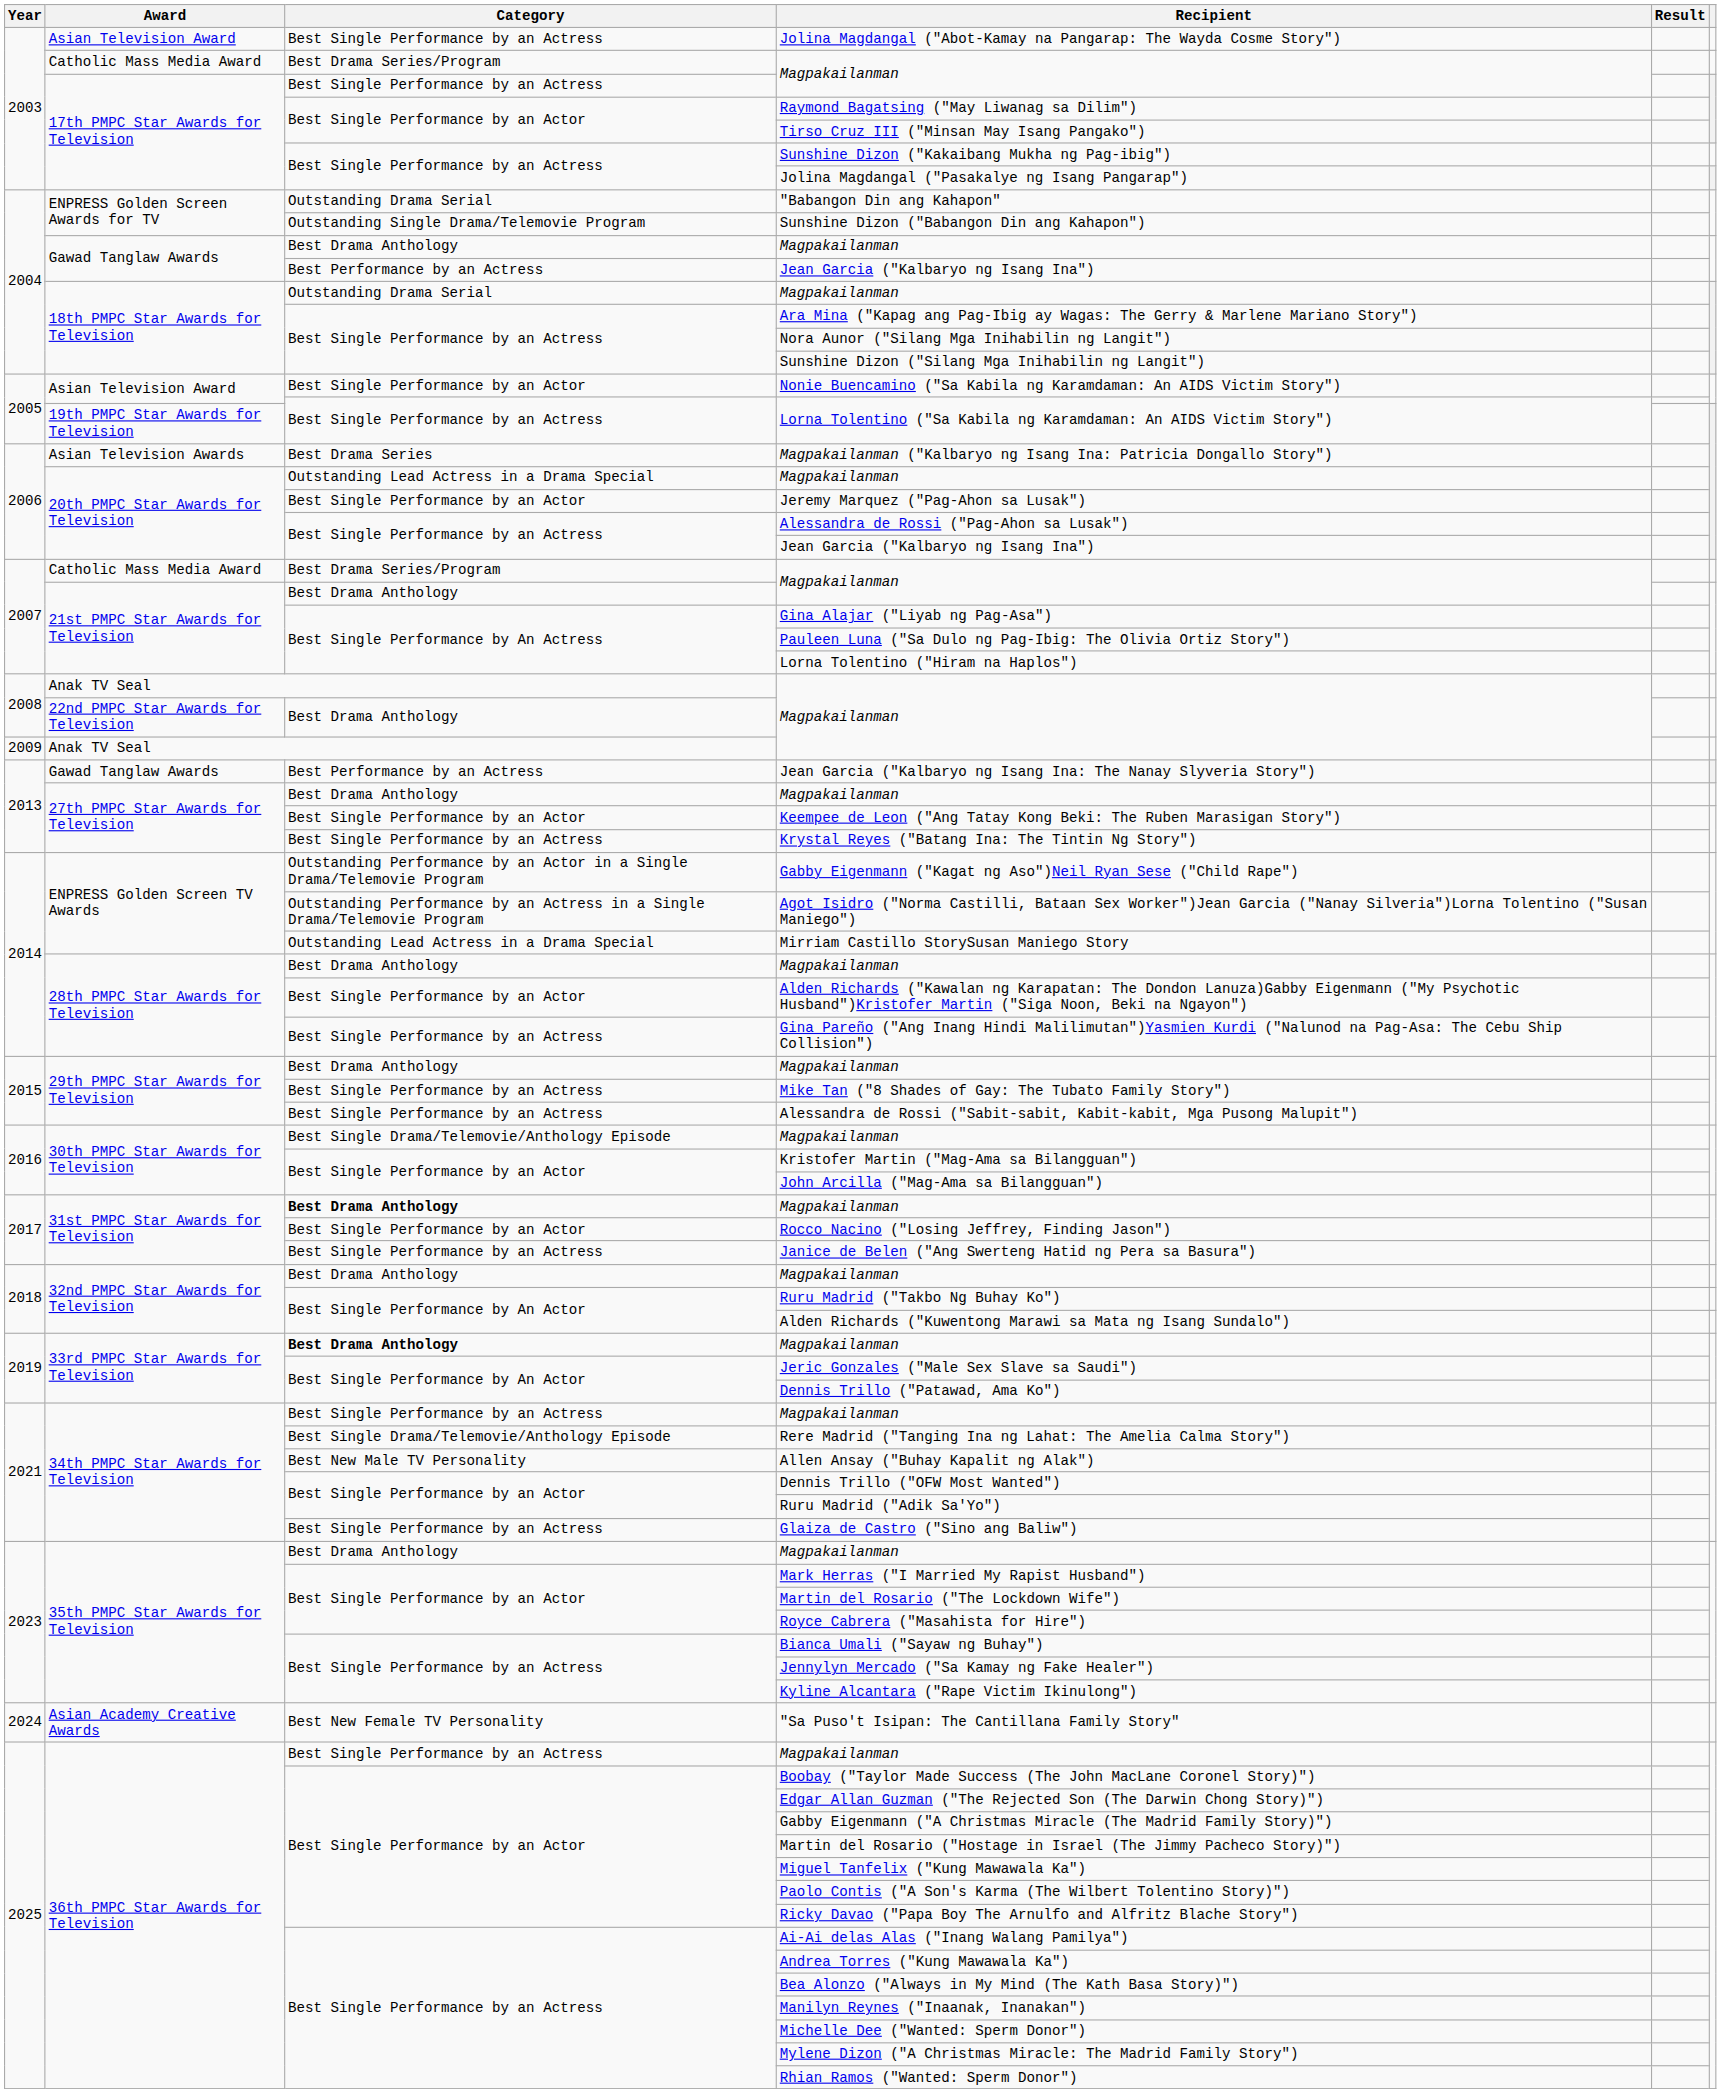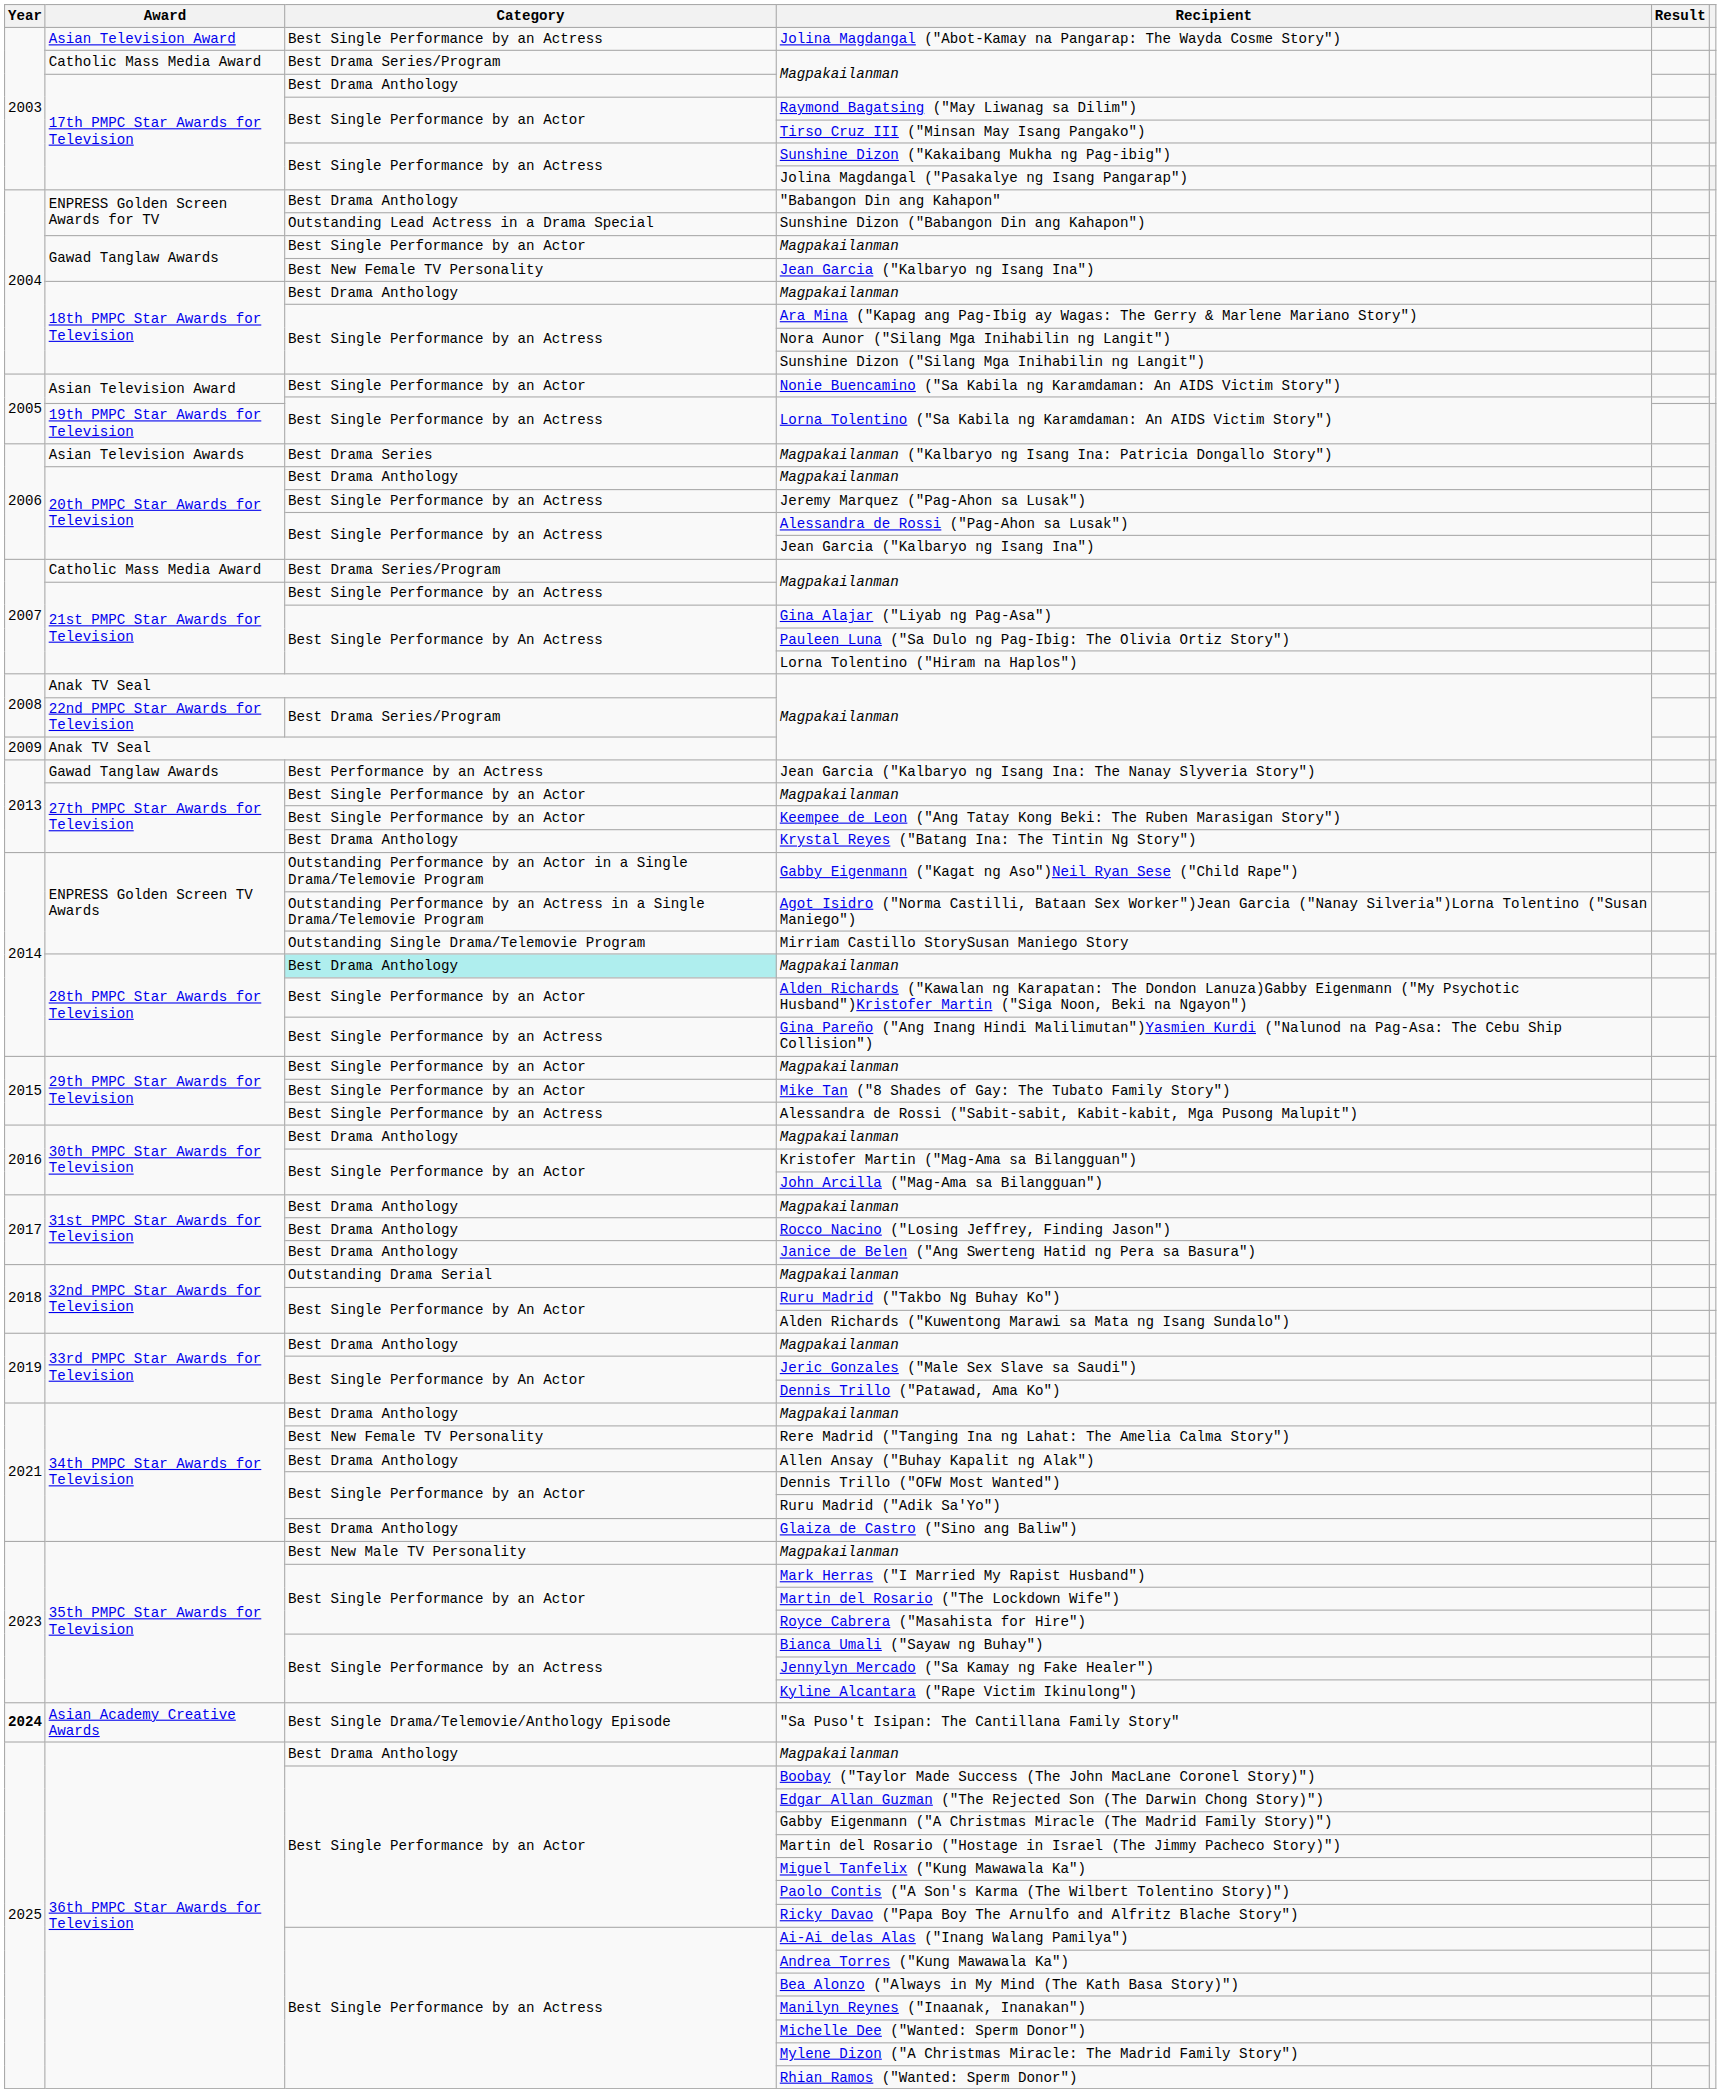(445, 85) Best Single Performance by an Actress -> (373, 85) Best Drama Anthology
(390, 201) Outstanding Drama Serial -> (373, 201) Best Drama Anthology
(467, 224) Outstanding Single Drama/Telemovie Program -> (471, 224) Outstanding Lead Actress in a Drama Special
(373, 247) Best Drama Anthology -> (437, 247) Best Single Performance by an Actor
(416, 270) Best Performance by an Actress -> (416, 270) Best New Female TV Personality
(390, 293) Outstanding Drama Serial -> (373, 293) Best Drama Anthology
(471, 478) Outstanding Lead Actress in a Drama Special -> (373, 478) Best Drama Anthology
(437, 501) Best Single Performance by an Actor -> (445, 501) Best Single Performance by an Actress
(373, 593) Best Drama Anthology -> (445, 593) Best Single Performance by an Actress
(373, 717) Best Drama Anthology -> (394, 717) Best Drama Series/Program
(373, 795) Best Drama Anthology -> (437, 795) Best Single Performance by an Actor
(445, 841) Best Single Performance by an Actress -> (373, 841) Best Drama Anthology
(471, 943) Outstanding Lead Actress in a Drama Special -> (467, 943) Outstanding Single Drama/Telemovie Program
(373, 966) no background -> (373, 966) paleturquoise background
(373, 1068) Best Drama Anthology -> (437, 1068) Best Single Performance by an Actor
(445, 1091) Best Single Performance by an Actress -> (437, 1091) Best Single Performance by an Actor
(479, 1137) Best Single Drama/Telemovie/Anthology Episode -> (373, 1137) Best Drama Anthology
(373, 1206) bold -> (373, 1206) normal
(437, 1229) Best Single Performance by an Actor -> (373, 1229) Best Drama Anthology
(445, 1253) Best Single Performance by an Actress -> (373, 1253) Best Drama Anthology
(373, 1276) Best Drama Anthology -> (390, 1276) Outstanding Drama Serial
(373, 1345) bold -> (373, 1345) normal
(445, 1414) Best Single Performance by an Actress -> (373, 1414) Best Drama Anthology
(479, 1437) Best Single Drama/Telemovie/Anthology Episode -> (416, 1437) Best New Female TV Personality
(407, 1460) Best New Male TV Personality -> (373, 1460) Best Drama Anthology
(445, 1530) Best Single Performance by an Actress -> (373, 1530) Best Drama Anthology
(373, 1553) Best Drama Anthology -> (407, 1553) Best New Male TV Personality
(25, 1723) normal -> (25, 1723) bold
(416, 1723) Best New Female TV Personality -> (479, 1723) Best Single Drama/Telemovie/Anthology Episode
(445, 1754) Best Single Performance by an Actress -> (373, 1754) Best Drama Anthology
